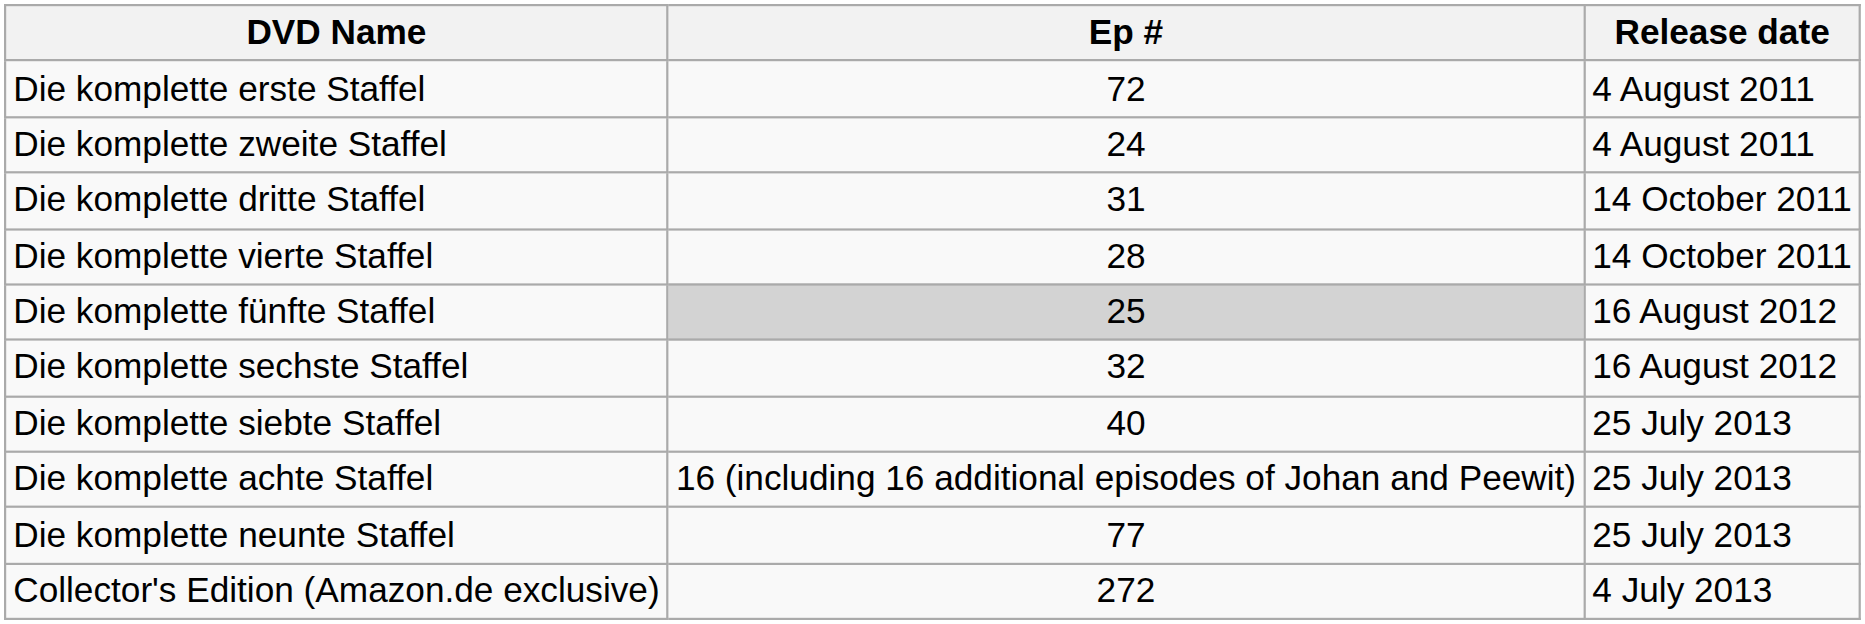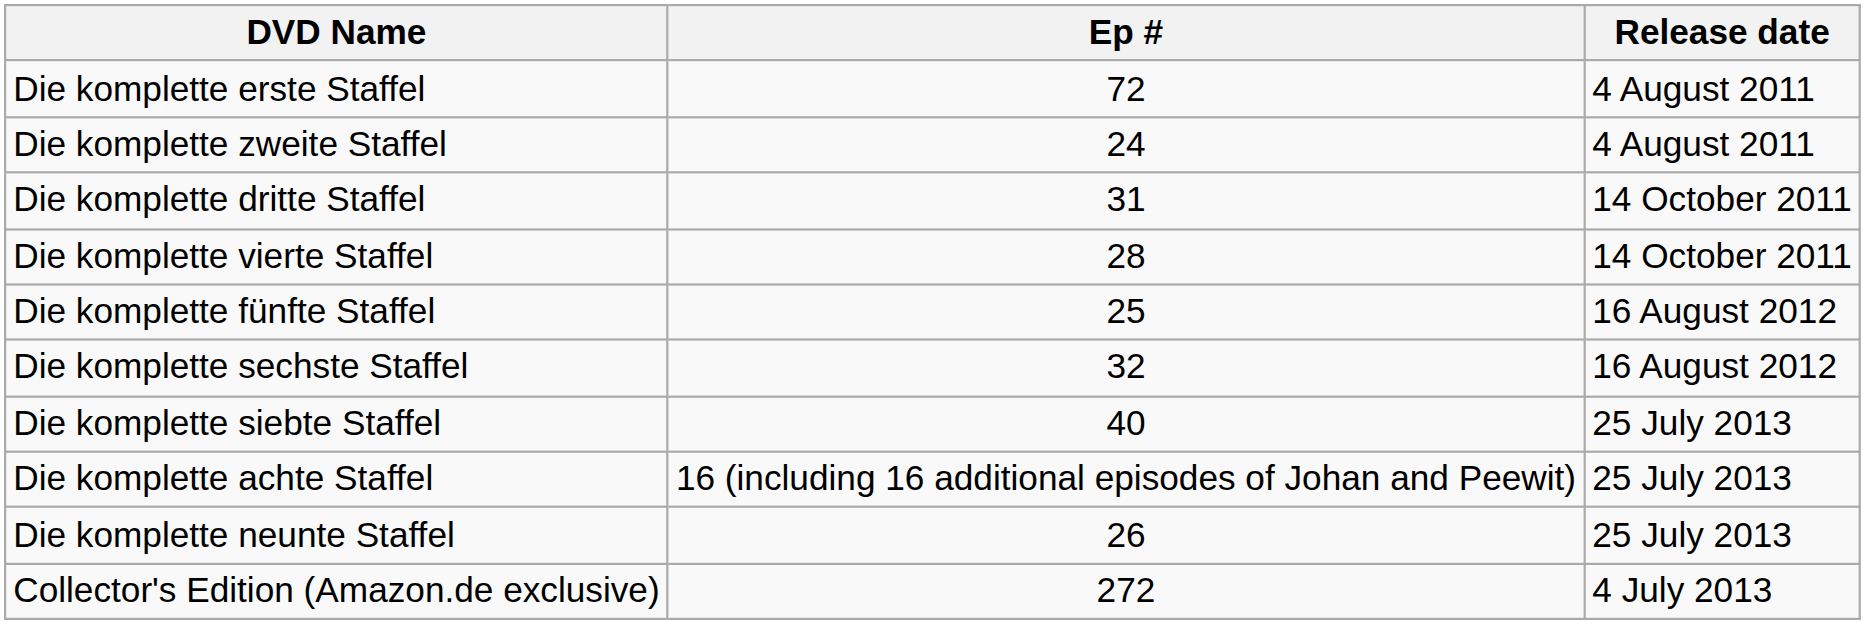(1126, 311) lightgrey background -> (1126, 311) no background
(1126, 534) 77 -> (1126, 534) 26
